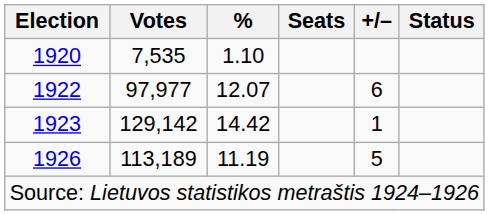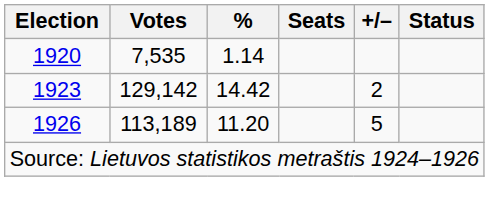(243, 55) 1.10 -> (243, 55) 1.14
- row: (57, 90)
(377, 124) 1 -> (377, 90) 2
(243, 158) 11.19 -> (243, 124) 11.20
